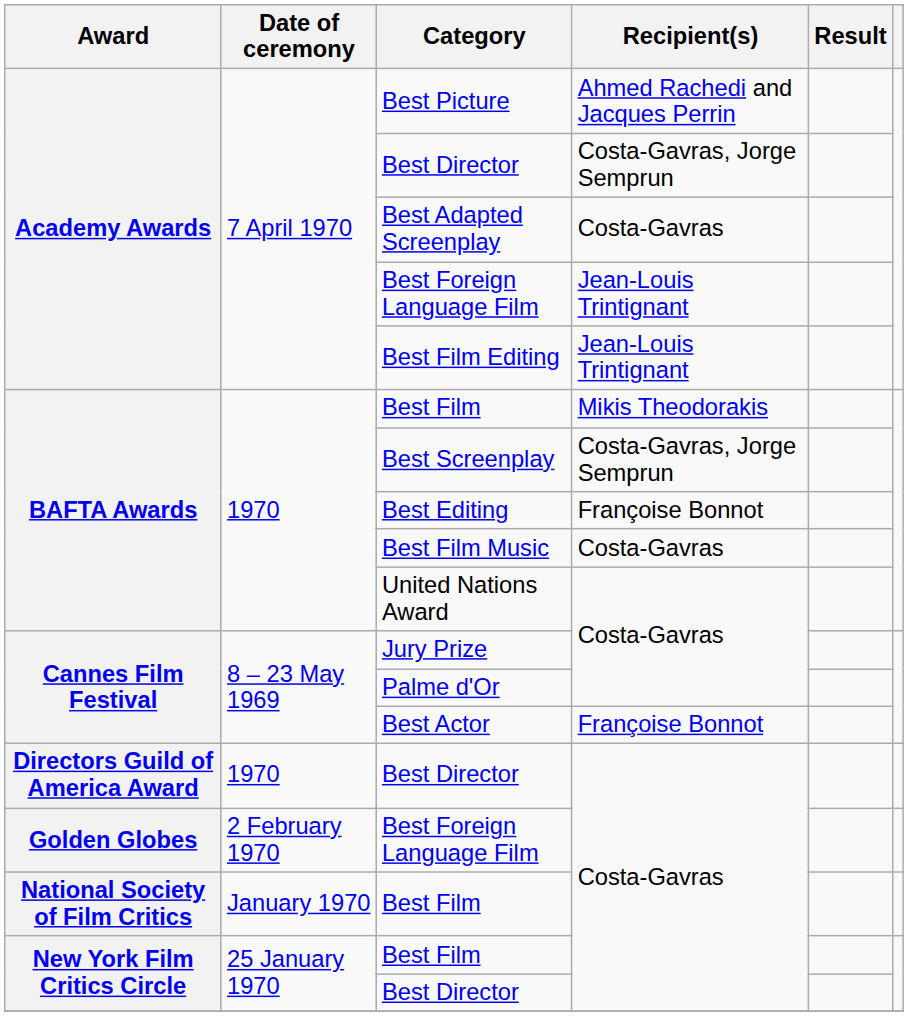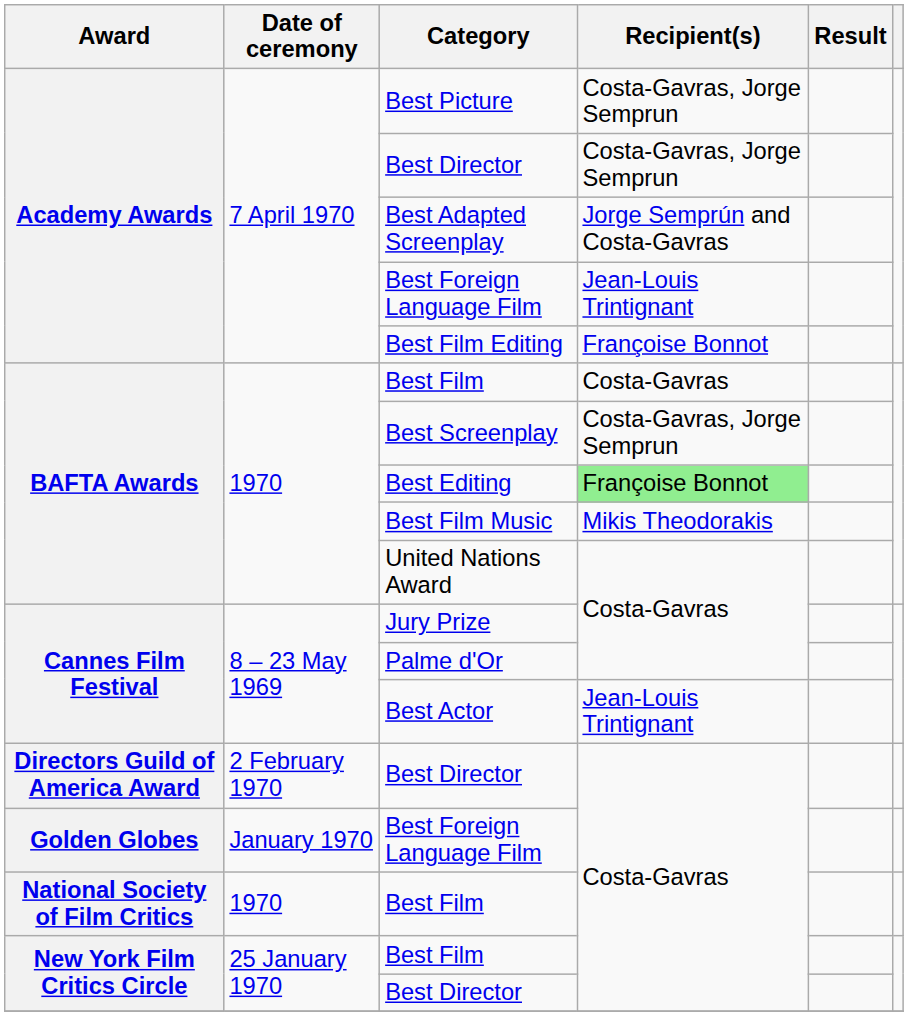(685, 100) Ahmed Rachedi and Jacques Perrin -> (692, 100) Costa-Gavras, Jorge Semprun
(651, 229) Costa-Gavras -> (686, 229) Jorge Semprún and Costa-Gavras
(636, 357) Jean-Louis Trintignant -> (675, 344) Françoise Bonnot
(673, 408) Mikis Theodorakis -> (655, 381) Costa-Gavras
(670, 510) no background -> (675, 483) lightgreen background
(651, 547) Costa-Gavras -> (678, 521) Mikis Theodorakis
(670, 724) Françoise Bonnot -> (640, 711) Jean-Louis Trintignant
(253, 775) 1970 -> (287, 775) 2 February 1970
(284, 839) 2 February 1970 -> (301, 839) January 1970
(299, 903) January 1970 -> (256, 903) 1970
